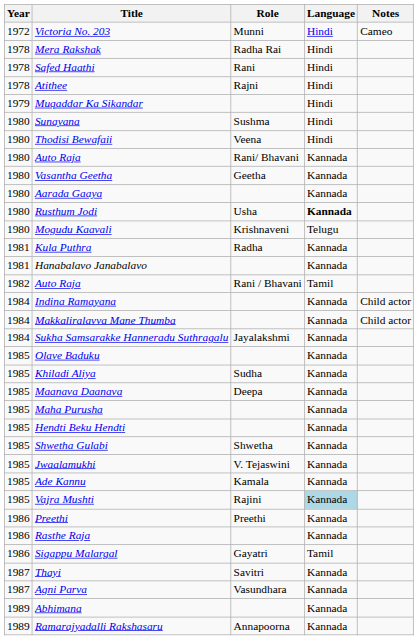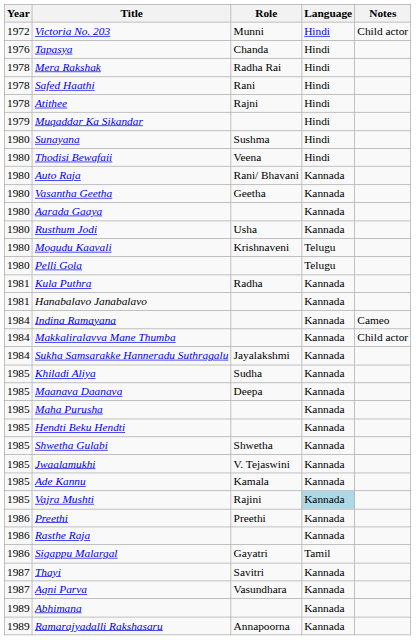(376, 31) Cameo -> (383, 31) Child actor
+ row: (54, 49)
(329, 211) bold -> (324, 229) normal
+ row: (58, 265)
- row: (58, 283)
(386, 301) Child actor -> (373, 319) Cameo
- row: (67, 355)
